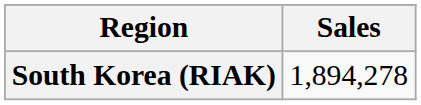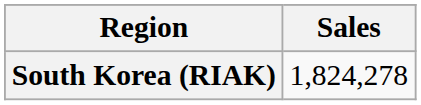(349, 74) 1,894,278 -> (349, 74) 1,824,278
